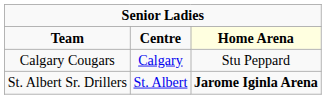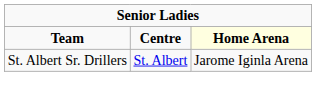- row: (67, 60)
(256, 82) bold -> (251, 60) normal
